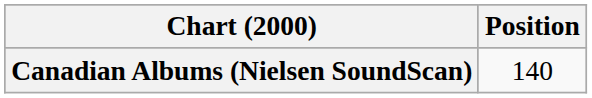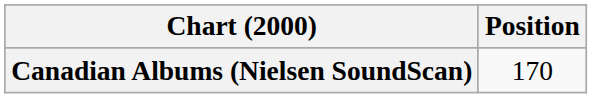(532, 69) 140 -> (532, 69) 170
